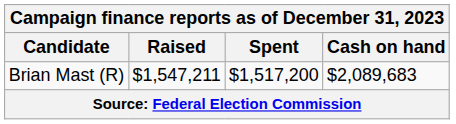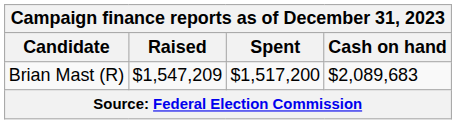(177, 75) $1,547,211 -> (177, 75) $1,547,209
